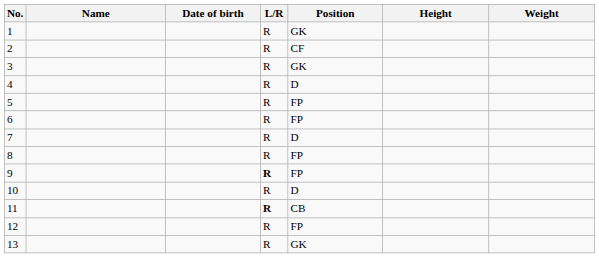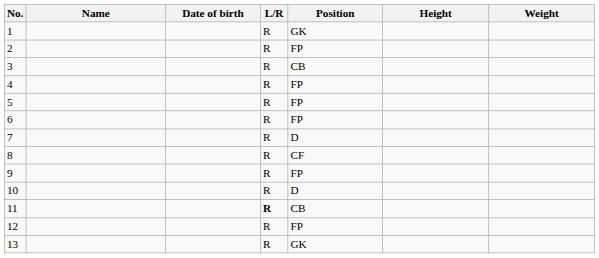(297, 48) CF -> (297, 48) FP
(299, 66) GK -> (298, 66) CB
(295, 84) D -> (297, 84) FP
(297, 155) FP -> (297, 155) CF
(267, 173) bold -> (267, 173) normal
